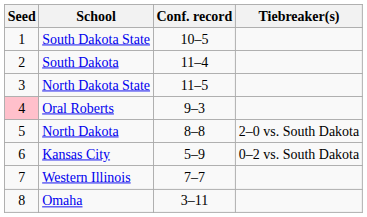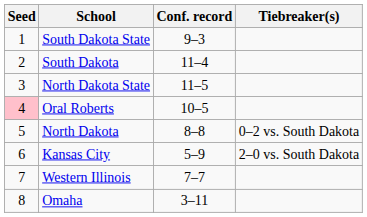(194, 39) 10–5 -> (194, 39) 9–3
(194, 108) 9–3 -> (194, 108) 10–5
(299, 131) 2–0 vs. South Dakota -> (299, 131) 0–2 vs. South Dakota
(299, 154) 0–2 vs. South Dakota -> (299, 154) 2–0 vs. South Dakota
